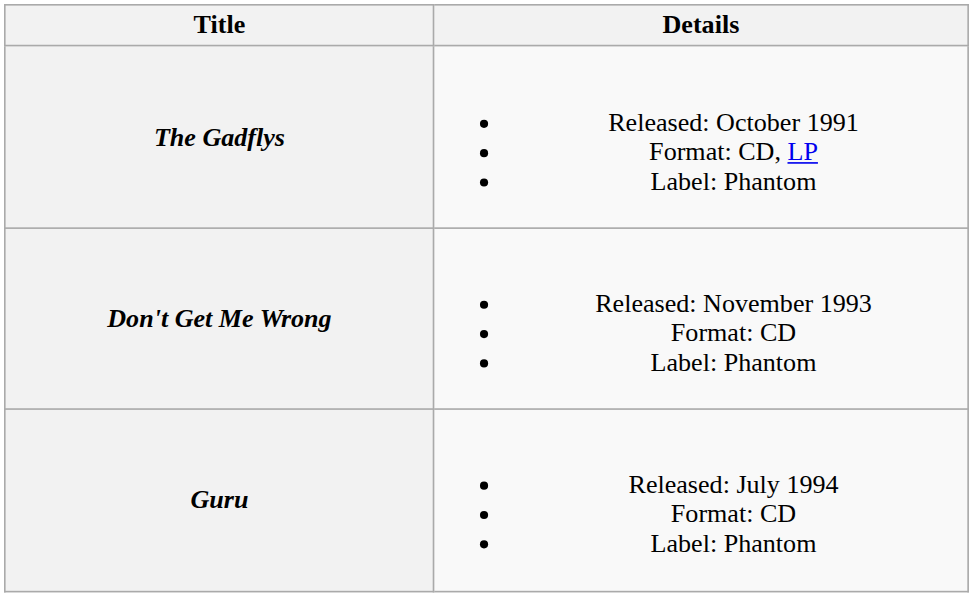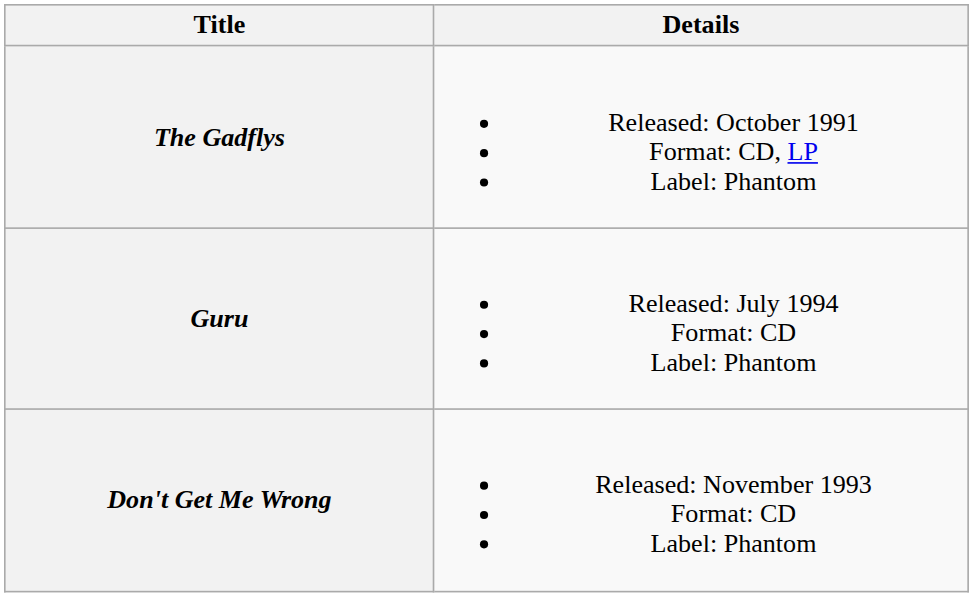rows swapped: (219, 318) <-> (219, 499)
